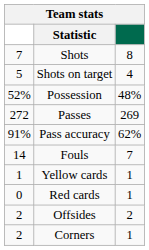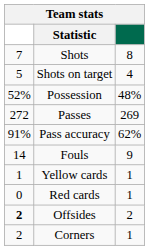(130, 154) 7 -> (130, 154) 9
(19, 214) normal -> (19, 214) bold
